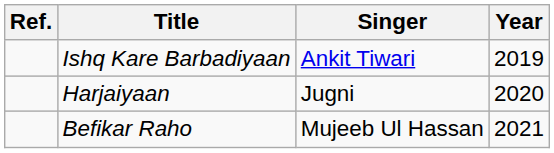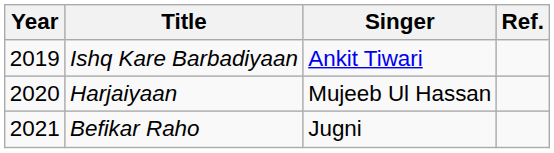columns swapped: (519, 22) <-> (31, 22)
(328, 93) Jugni -> (400, 93) Mujeeb Ul Hassan
(392, 128) Mujeeb Ul Hassan -> (335, 128) Jugni
